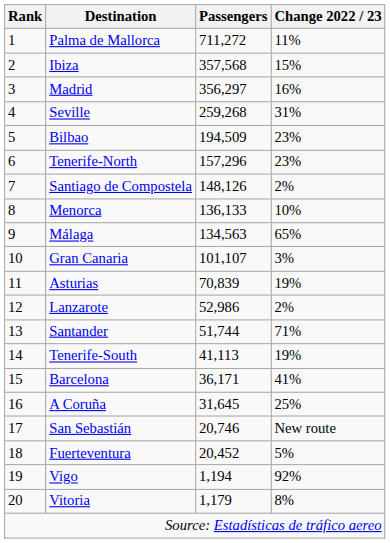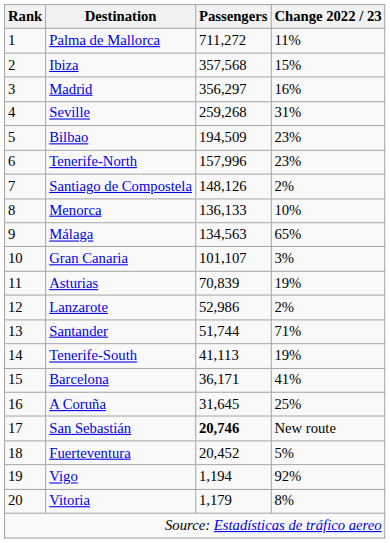(223, 161) 157,296 -> (223, 161) 157,996
(219, 428) normal -> (219, 428) bold
